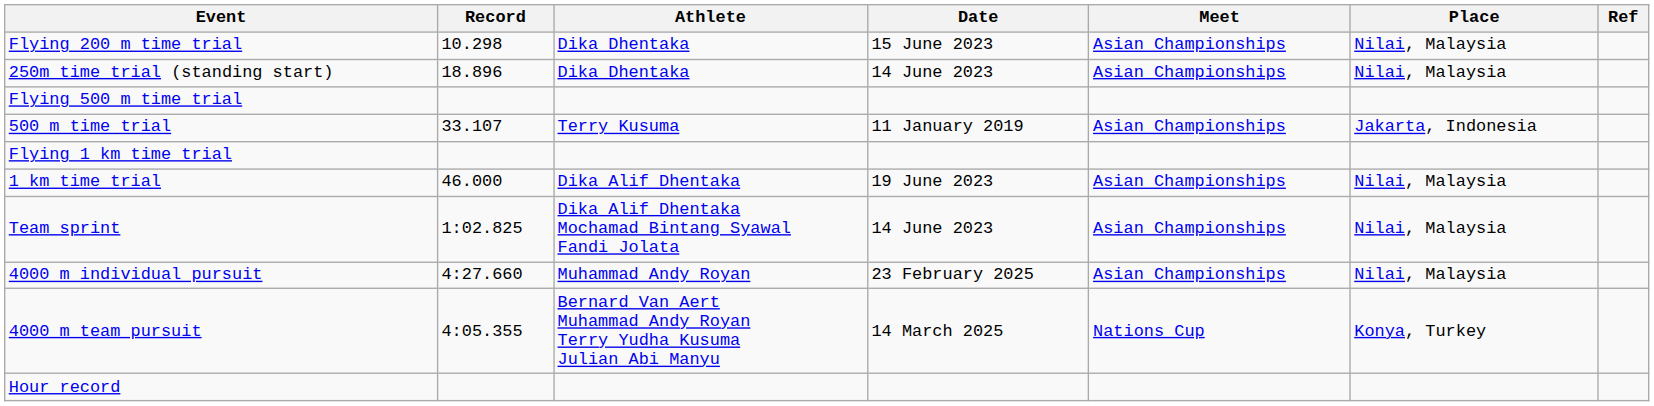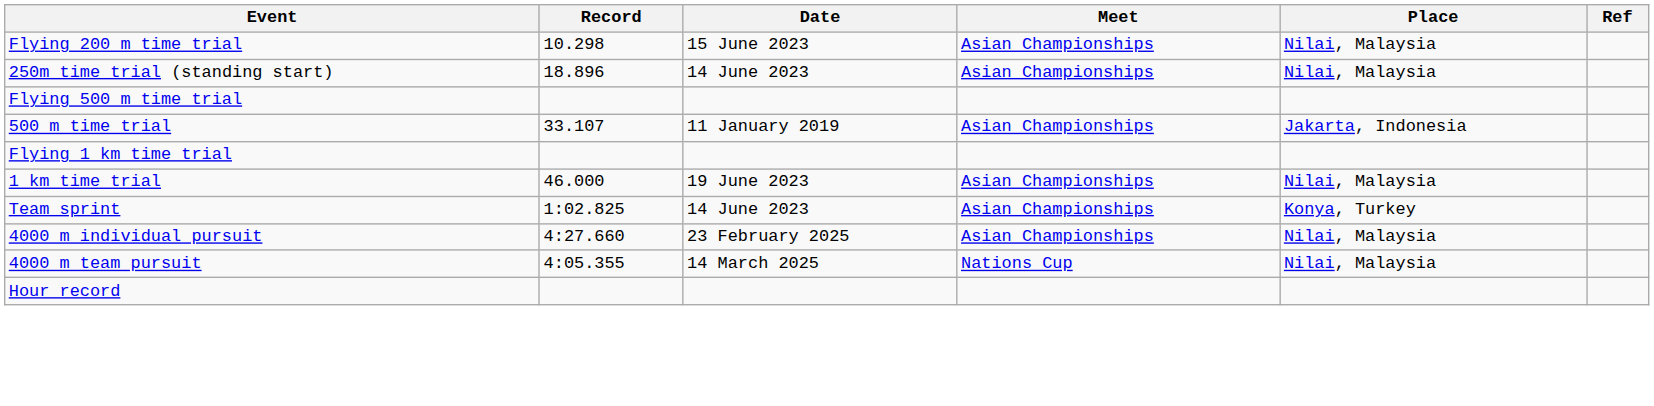- column: (710, 19)
(1430, 229) Nilai, Malaysia -> (1350, 210) Konya, Turkey
(1420, 332) Konya, Turkey -> (1360, 265) Nilai, Malaysia
